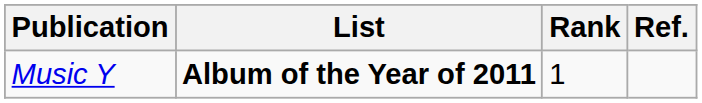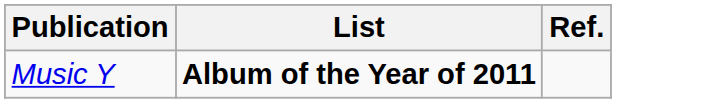- column: (585, 27)
